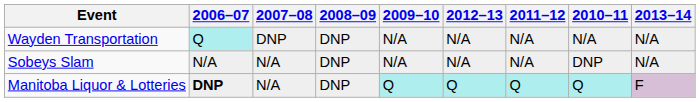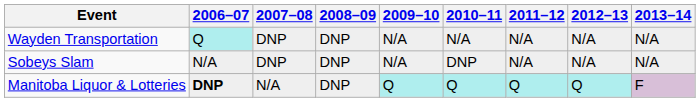columns swapped: (600, 16) <-> (475, 16)
(268, 62) N/A -> (271, 62) DNP
